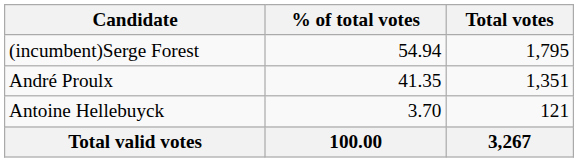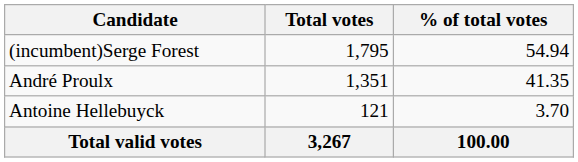columns swapped: (510, 19) <-> (356, 19)
